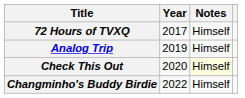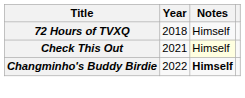(175, 31) 2017 -> (175, 31) 2018
- row: (82, 48)
(175, 66) 2020 -> (175, 48) 2021
(211, 84) normal -> (213, 66) bold
